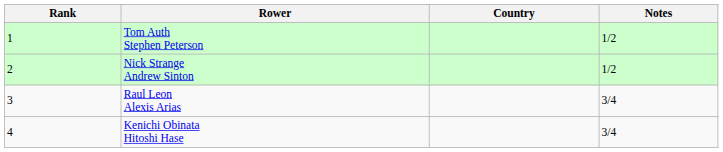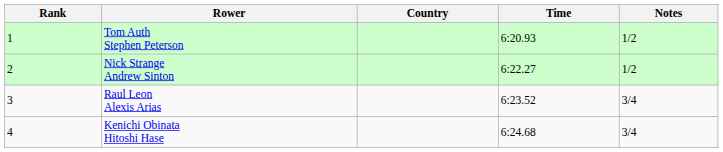+ column: (559, 13)
